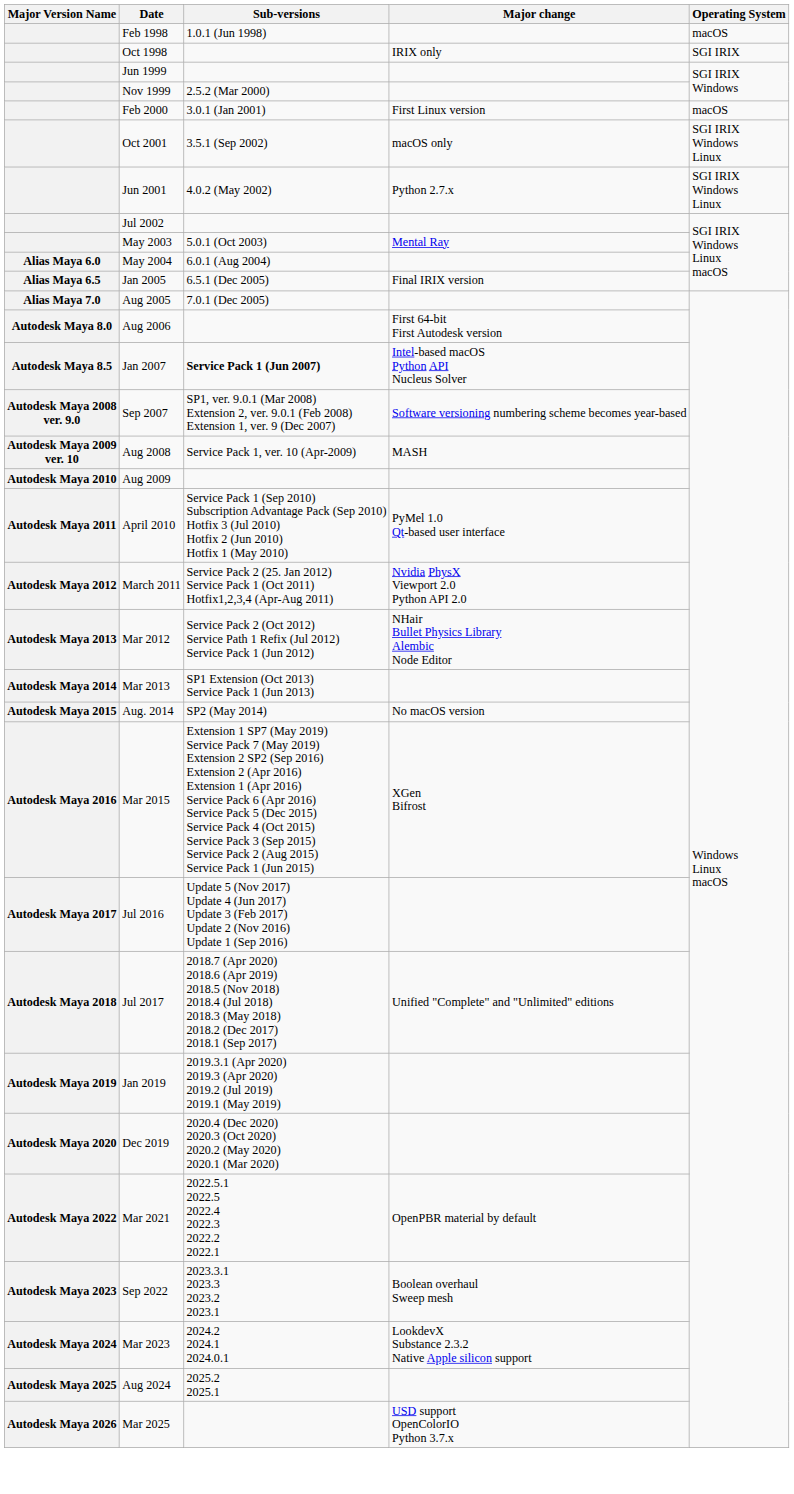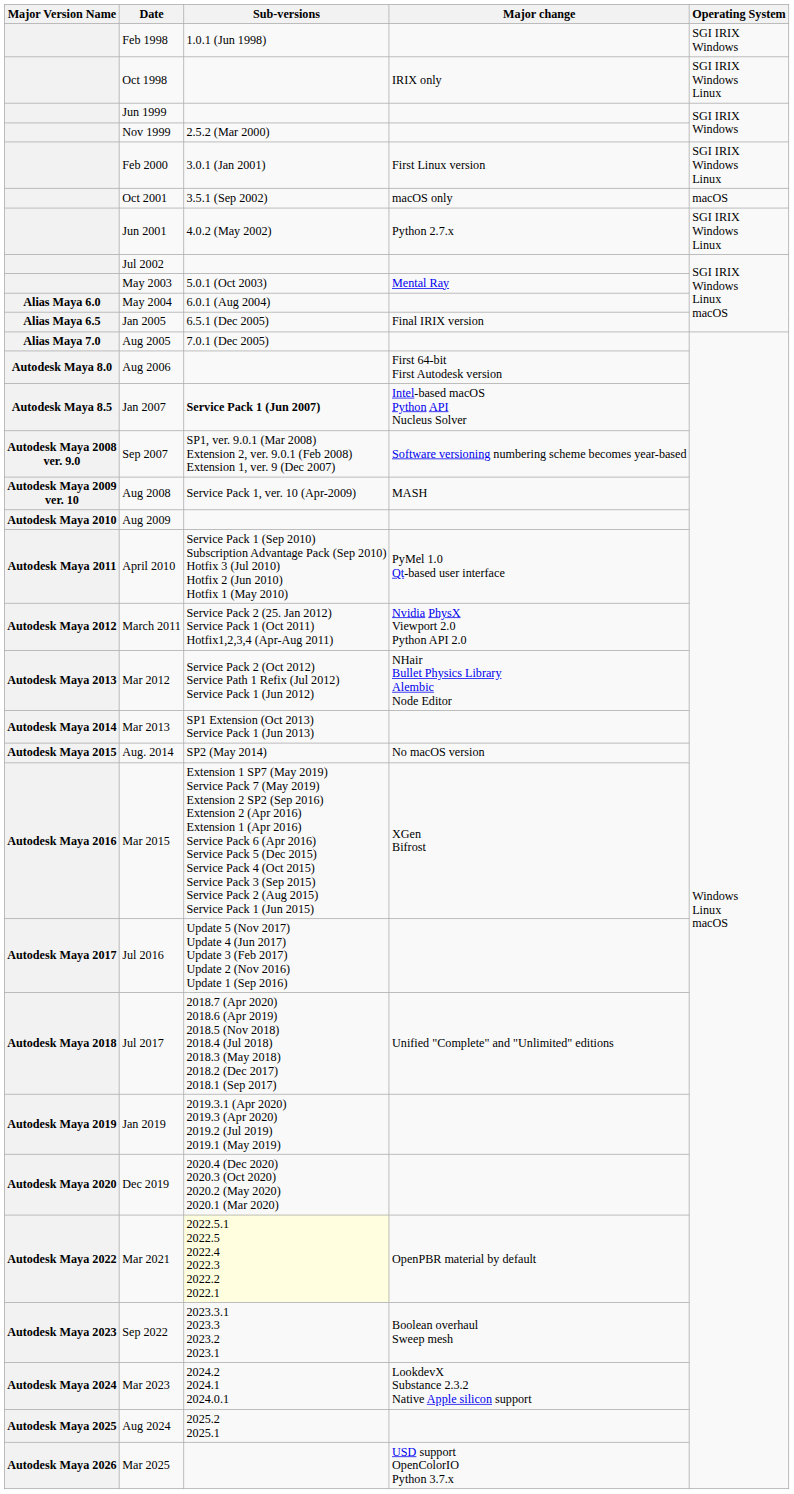(710, 33) macOS -> (716, 40) SGI IRIX Windows
(716, 52) SGI IRIX -> (716, 80) SGI IRIX Windows Linux
(710, 110) macOS -> (716, 165) SGI IRIX Windows Linux
(716, 143) SGI IRIX Windows Linux -> (710, 198) macOS
(208, 1217) no background -> (208, 1258) lightyellow background
